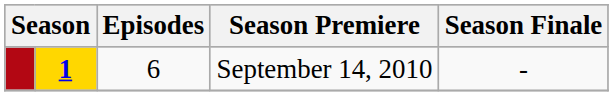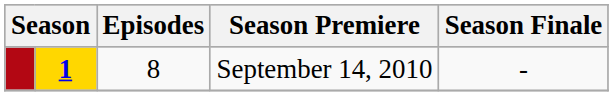(153, 68) 6 -> (153, 68) 8
